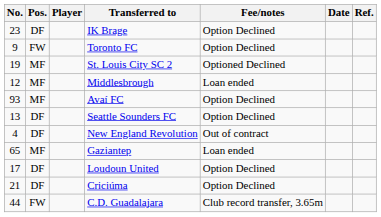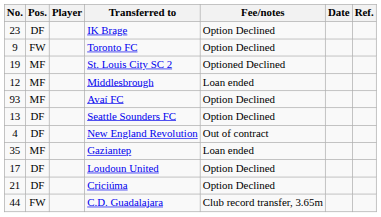(15, 151) 65 -> (15, 151) 35
